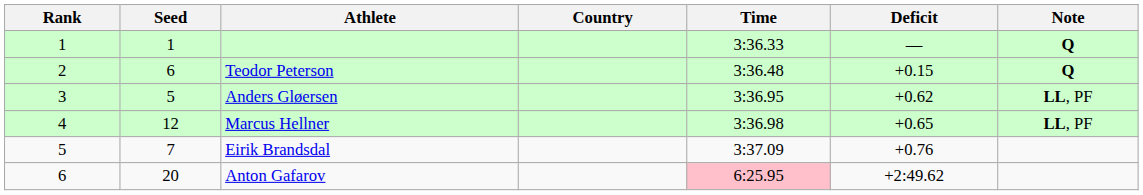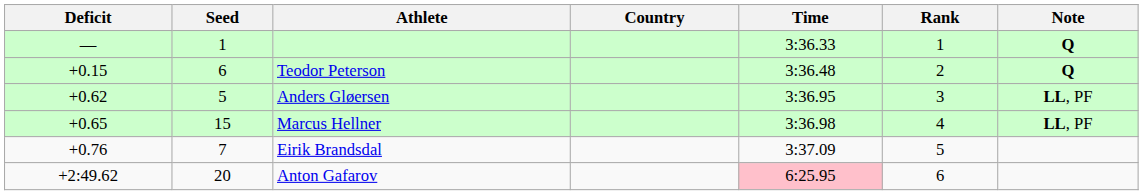columns swapped: (62, 17) <-> (914, 17)
(171, 123) 12 -> (222, 123) 15
